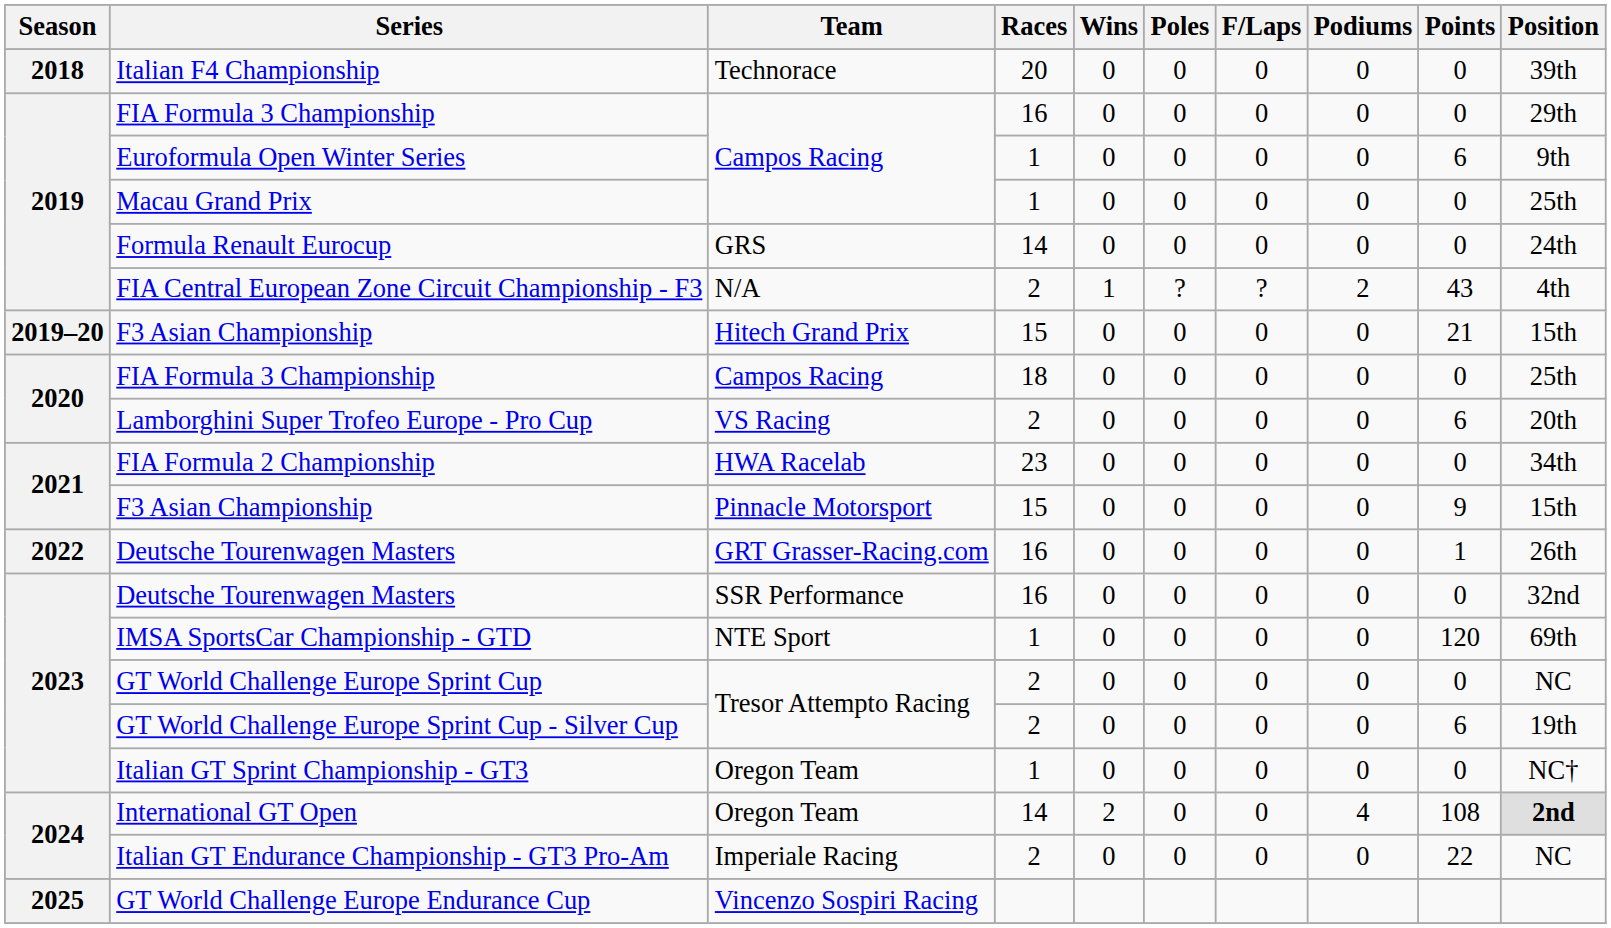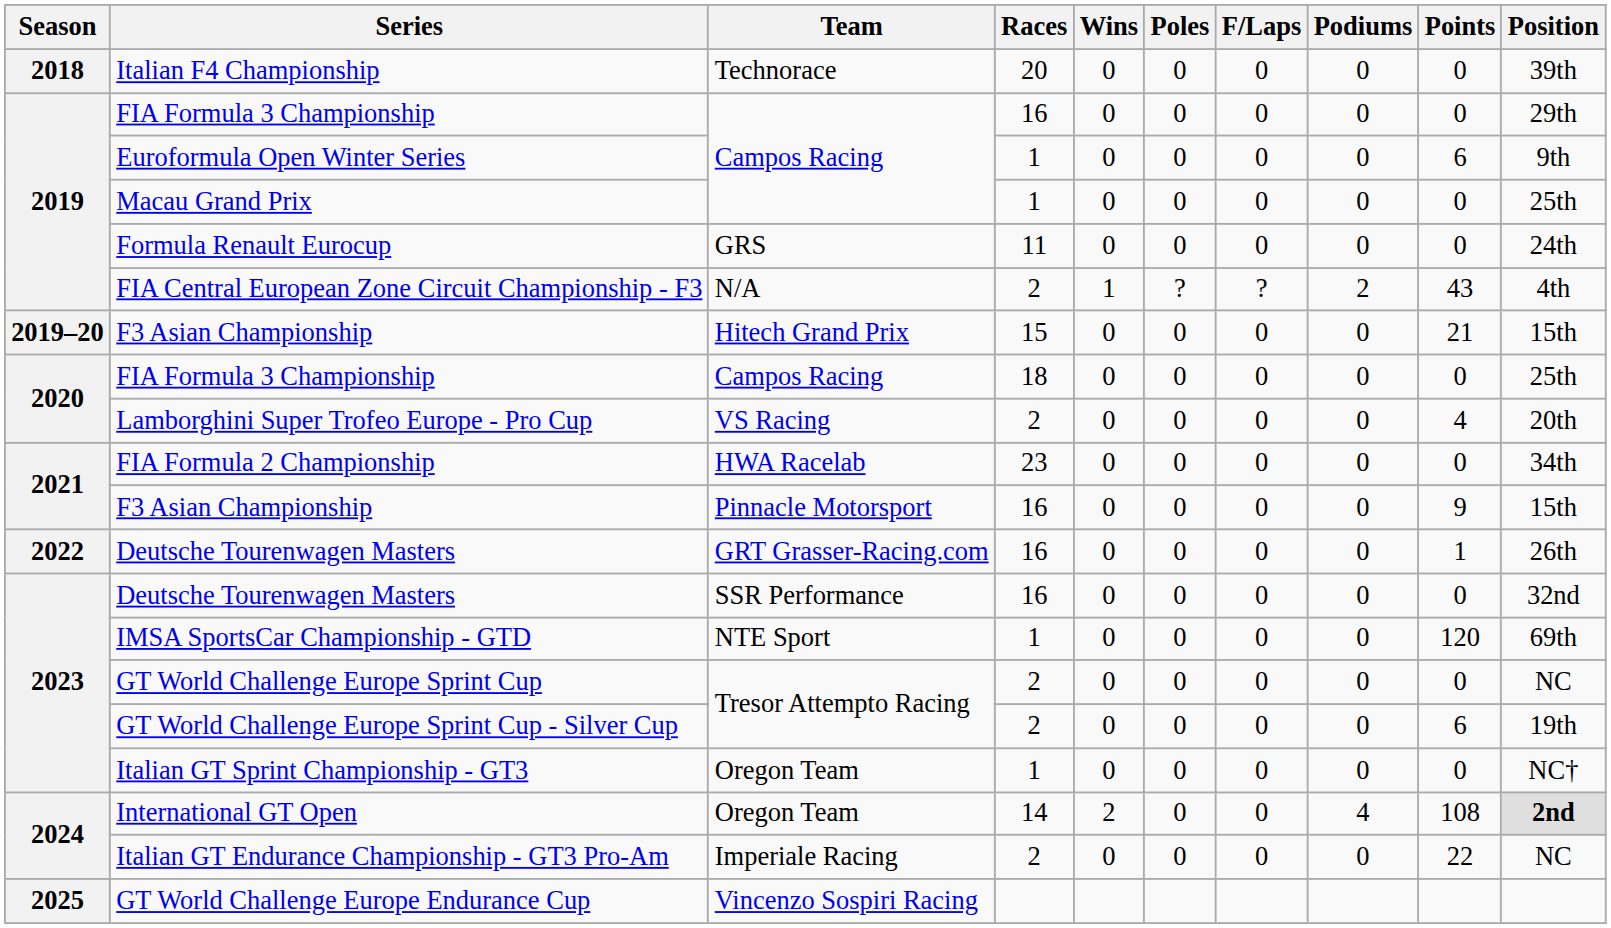(1034, 245) 14 -> (1034, 245) 11
(1460, 420) 6 -> (1460, 420) 4
(1034, 507) 15 -> (1034, 507) 16
